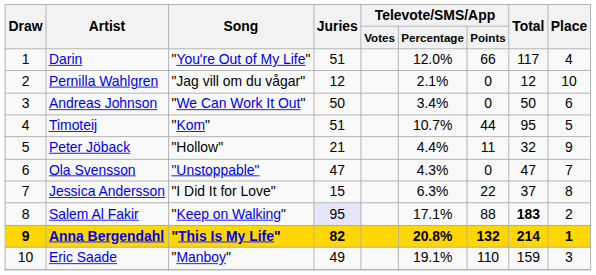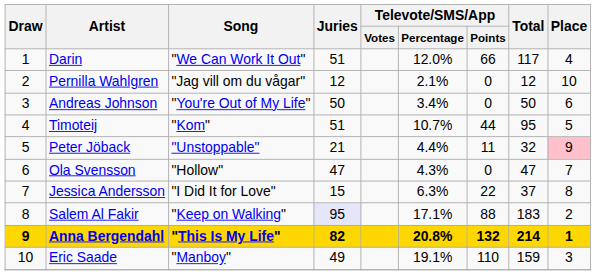(241, 59) "You're Out of My Life" -> (238, 59) "We Can Work It Out"
(238, 103) "We Can Work It Out" -> (241, 103) "You're Out of My Life"
(197, 147) "Hollow" -> (215, 147) "Unstoppable"
(569, 147) no background -> (569, 147) pink background
(215, 170) "Unstoppable" -> (197, 170) "Hollow"
(528, 214) bold -> (528, 214) normal
